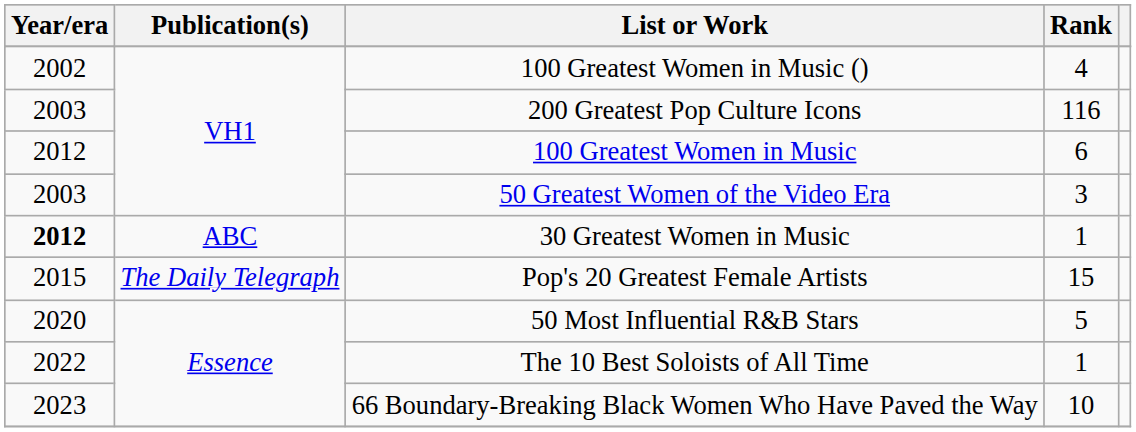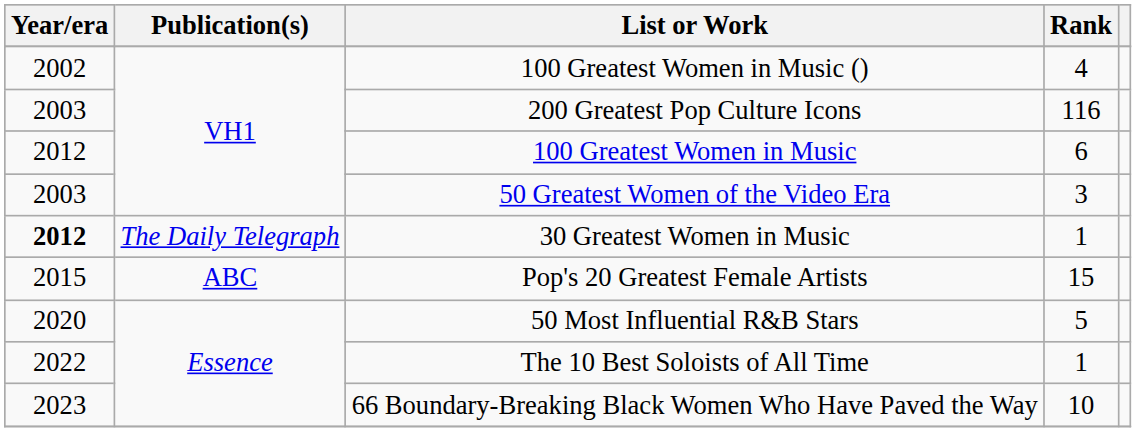(230, 236) ABC -> (230, 236) The Daily Telegraph
(230, 278) The Daily Telegraph -> (230, 278) ABC
